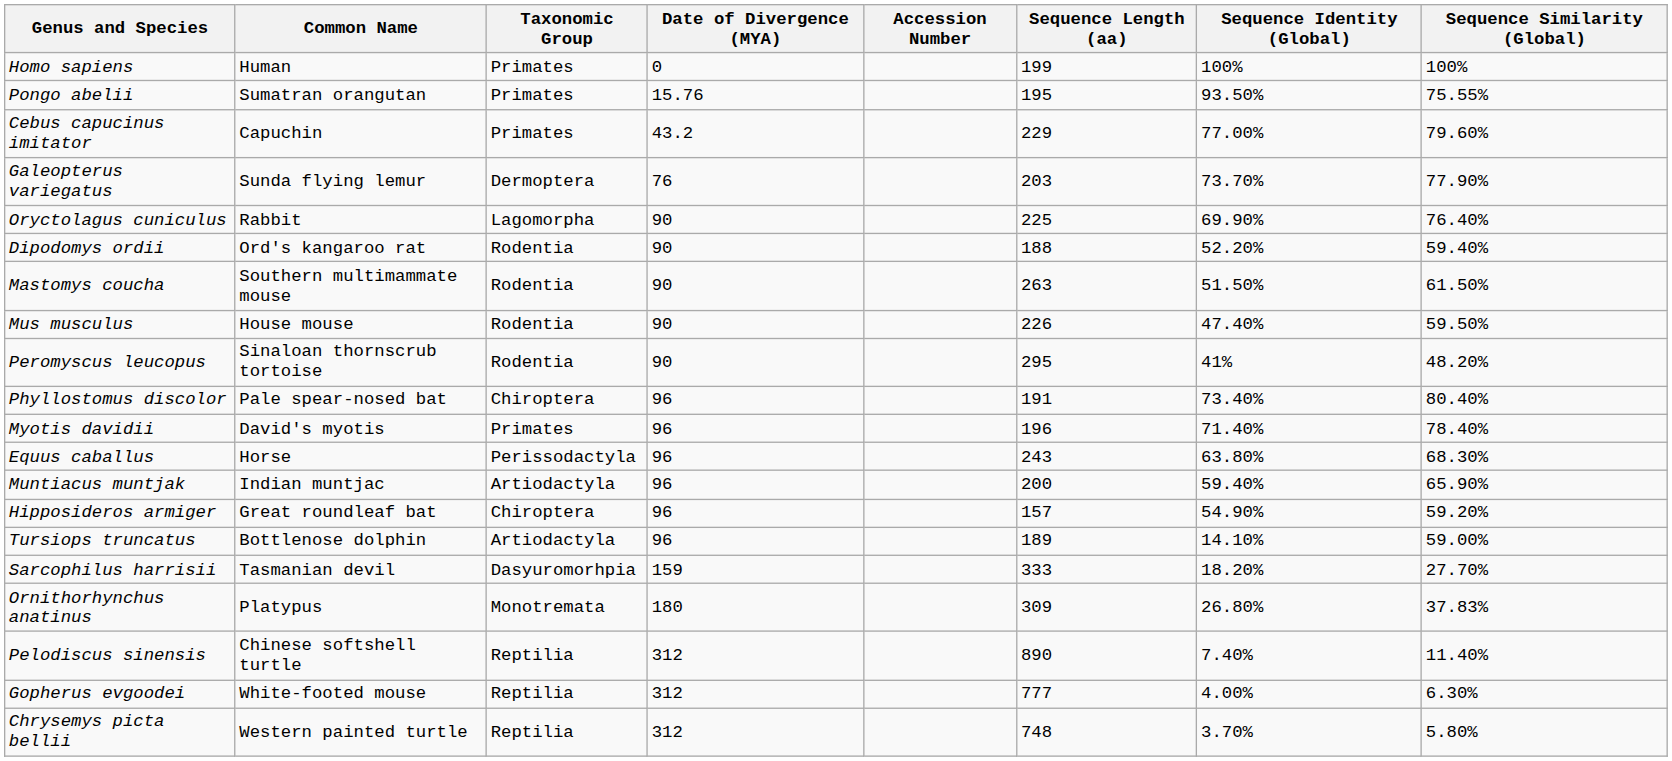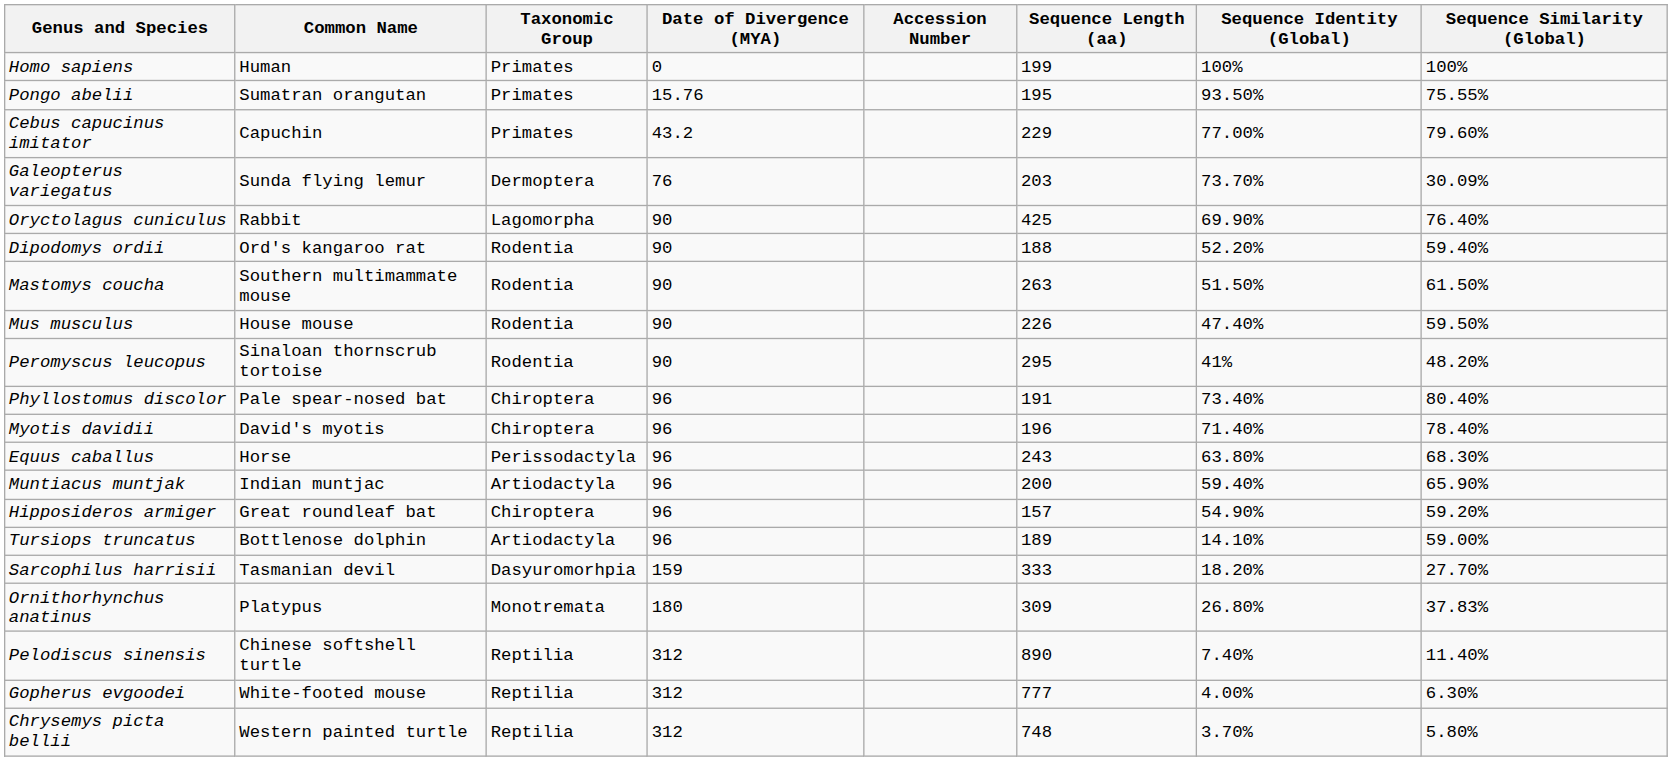(1457, 181) 77.90% -> (1457, 181) 30.09%
(1036, 220) 225 -> (1036, 220) 425
(532, 428) Primates -> (543, 428) Chiroptera
